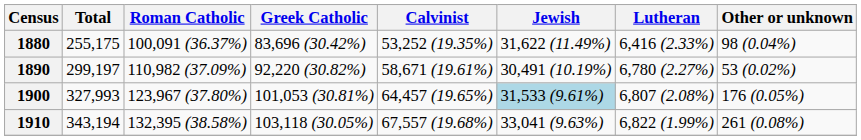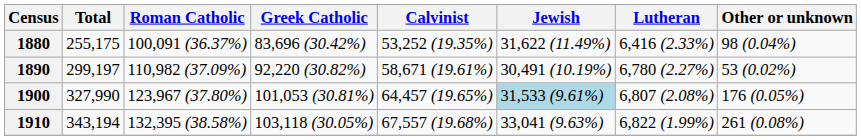(93, 95) 327,993 -> (93, 95) 327,990
